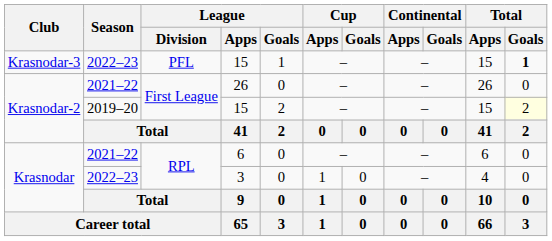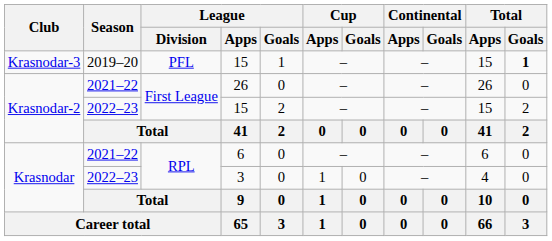(112, 62) 2022–23 -> (112, 62) 2019–20
(112, 108) 2019–20 -> (112, 108) 2022–23
(526, 108) lightyellow background -> (526, 108) no background
